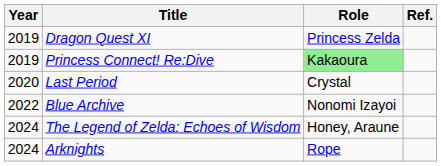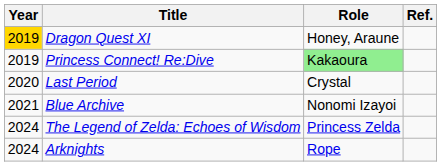(23, 37) no background -> (23, 37) gold background
(354, 37) Princess Zelda -> (353, 37) Honey, Araune
(23, 104) 2022 -> (23, 104) 2021
(353, 127) Honey, Araune -> (354, 127) Princess Zelda
